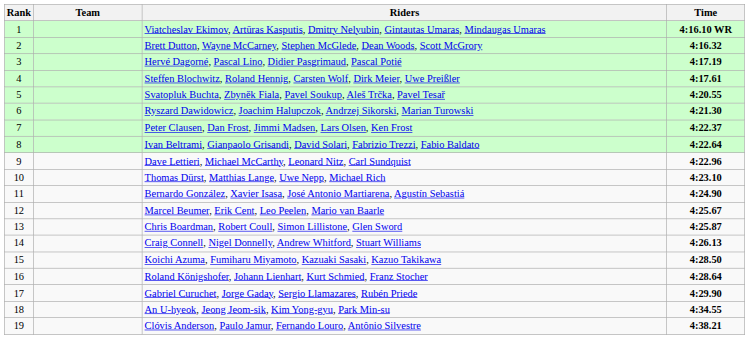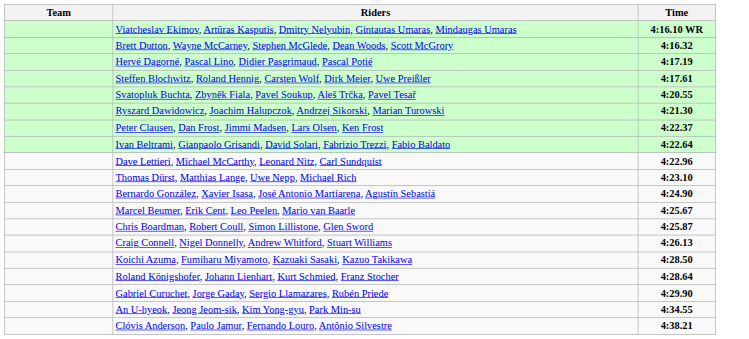- column: (19, 12)
